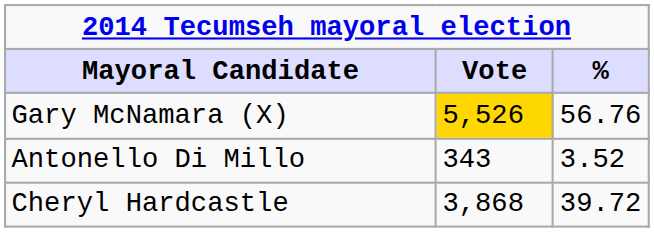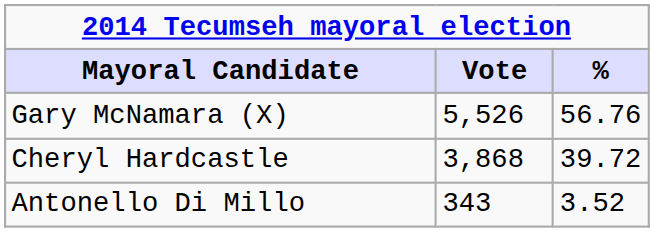(483, 116) gold background -> (483, 116) no background
rows swapped: (150, 204) <-> (158, 160)
